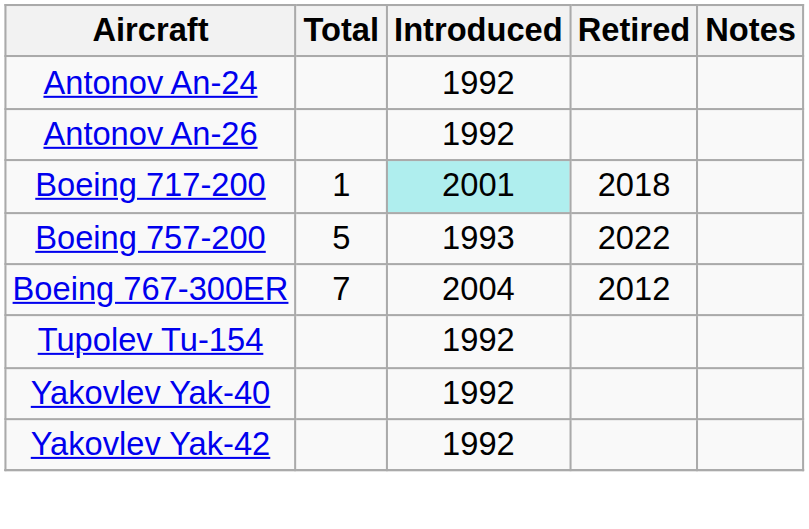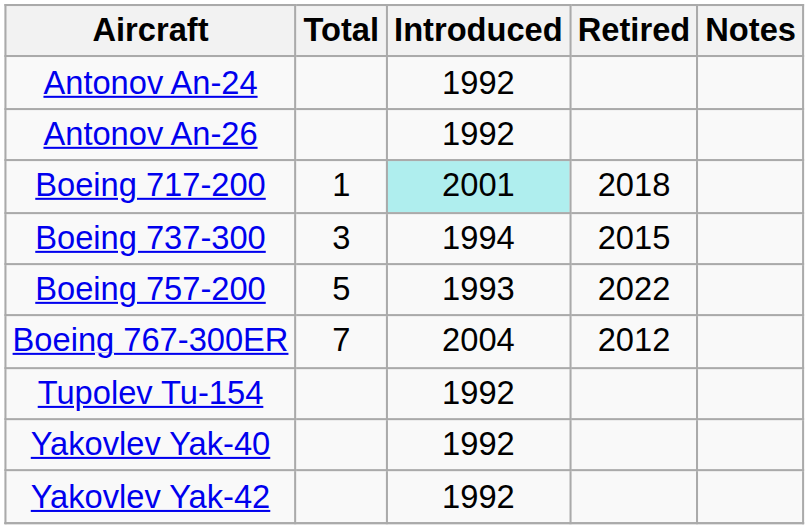+ row: (151, 237)
